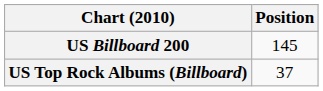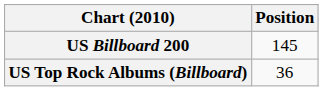(285, 72) 37 -> (285, 72) 36
